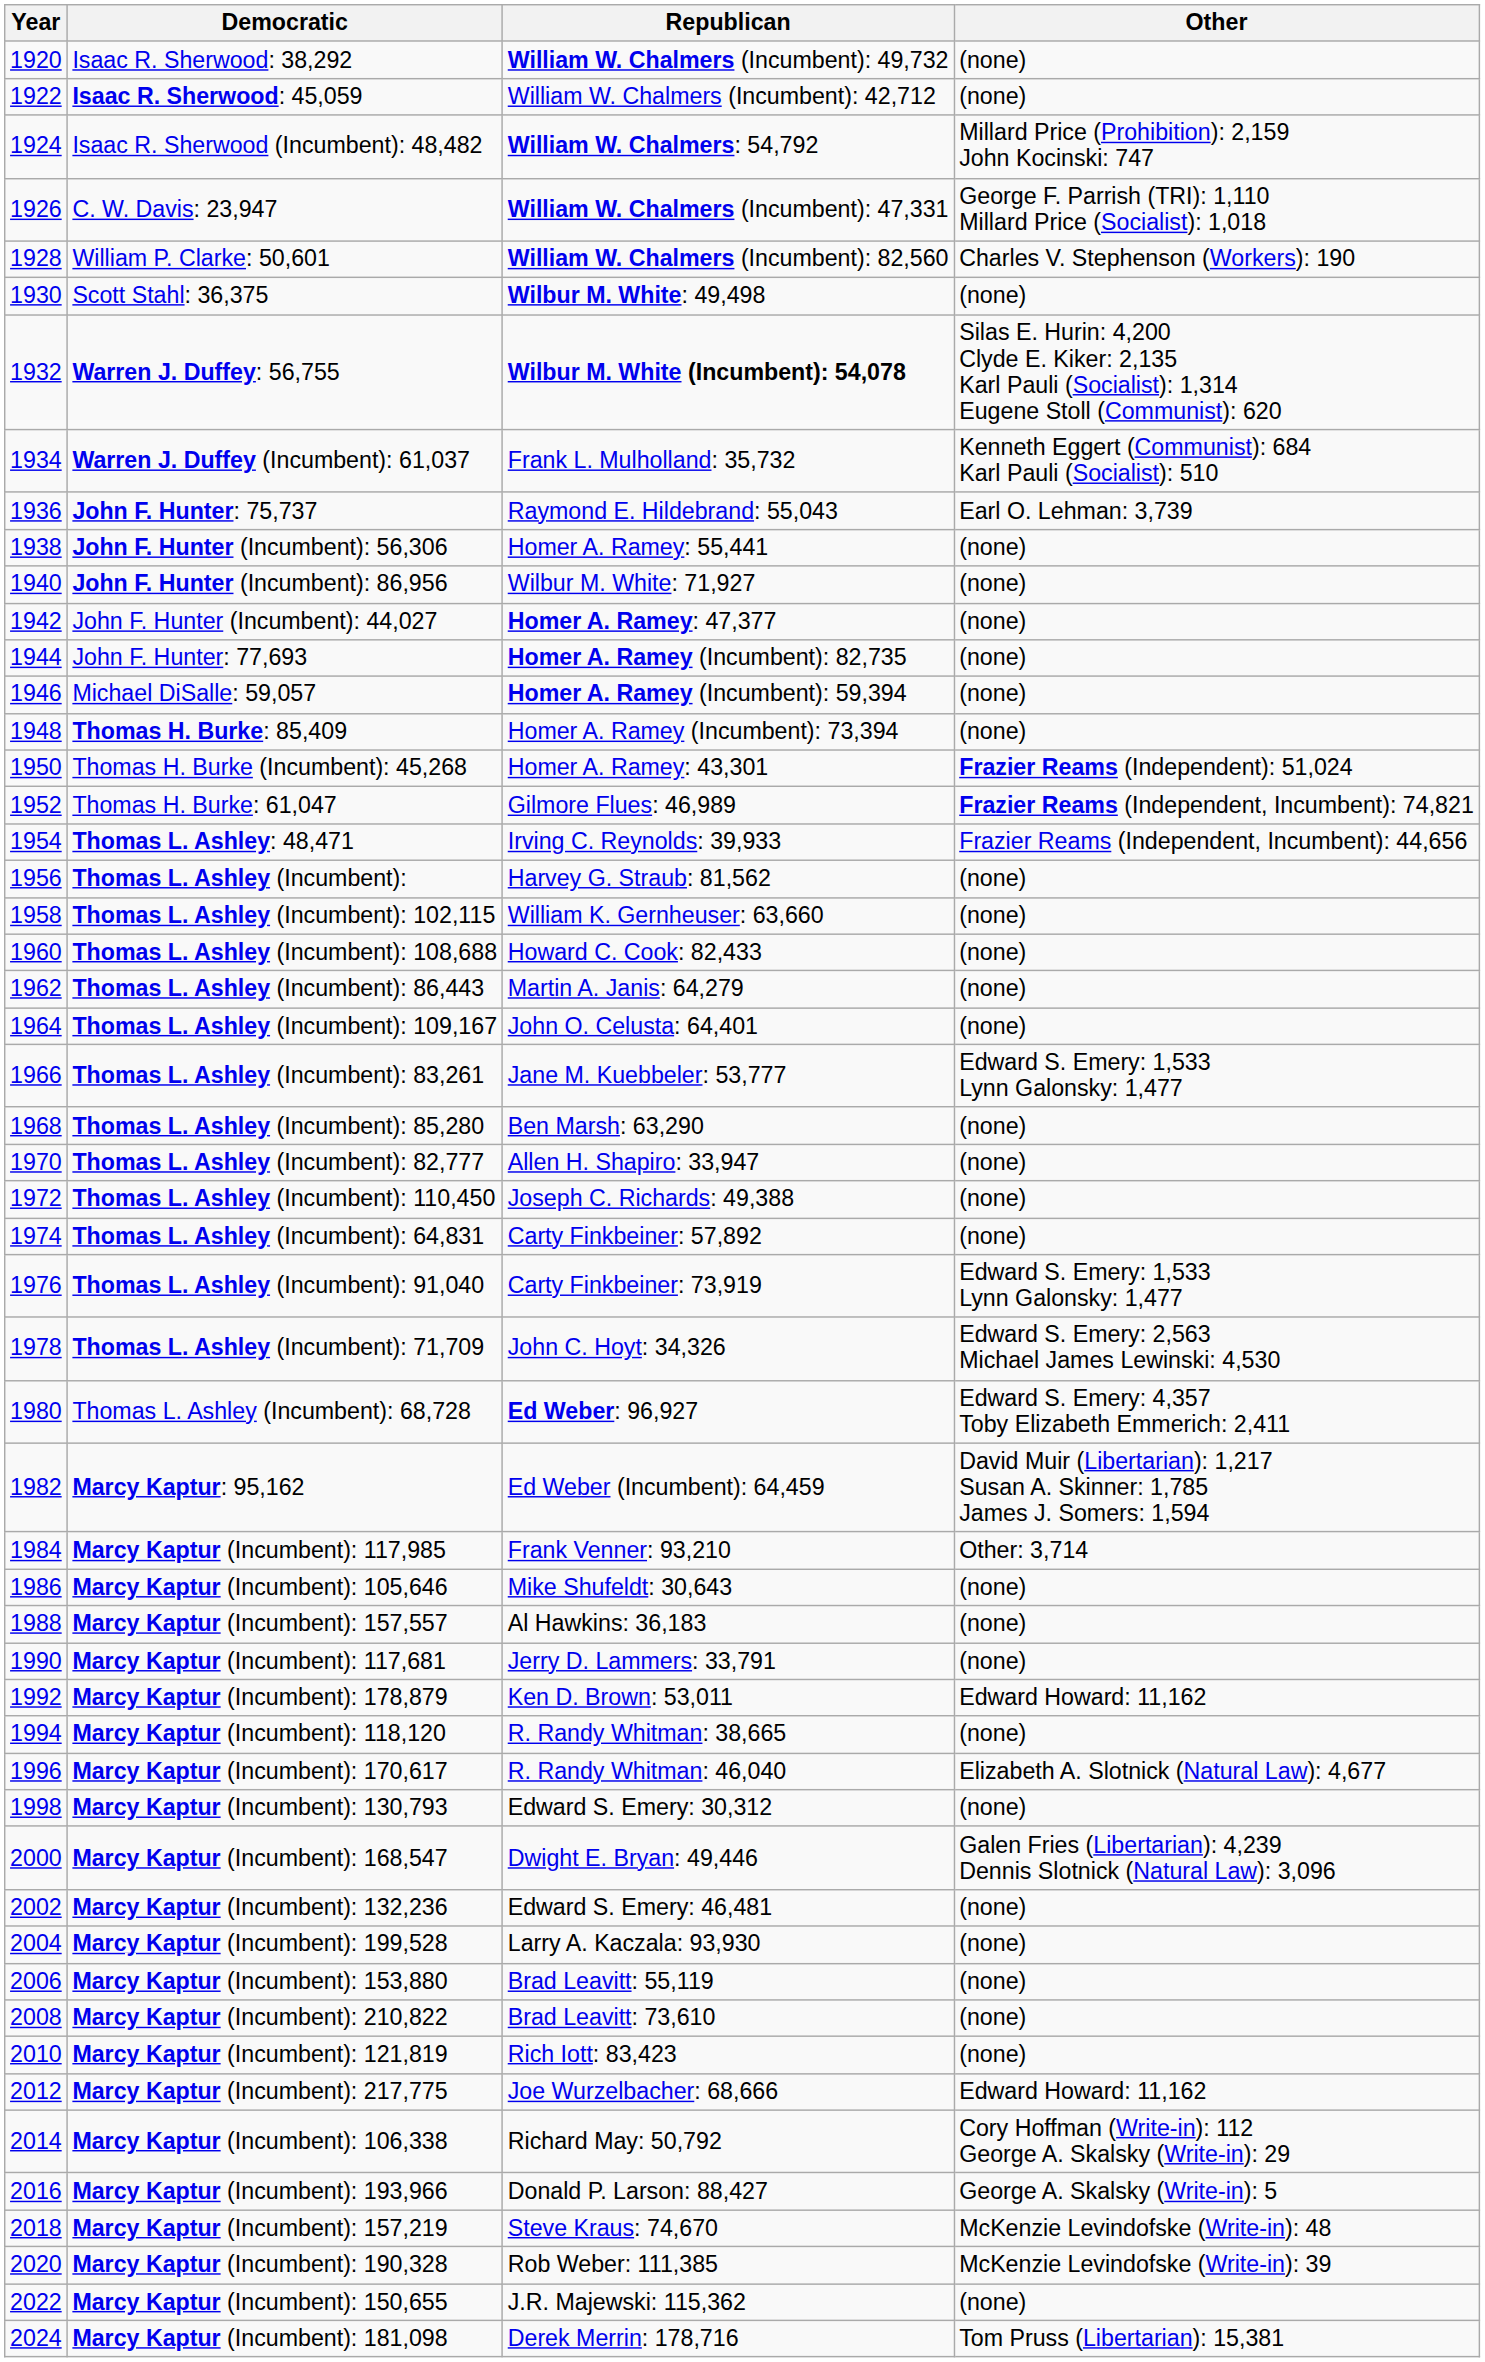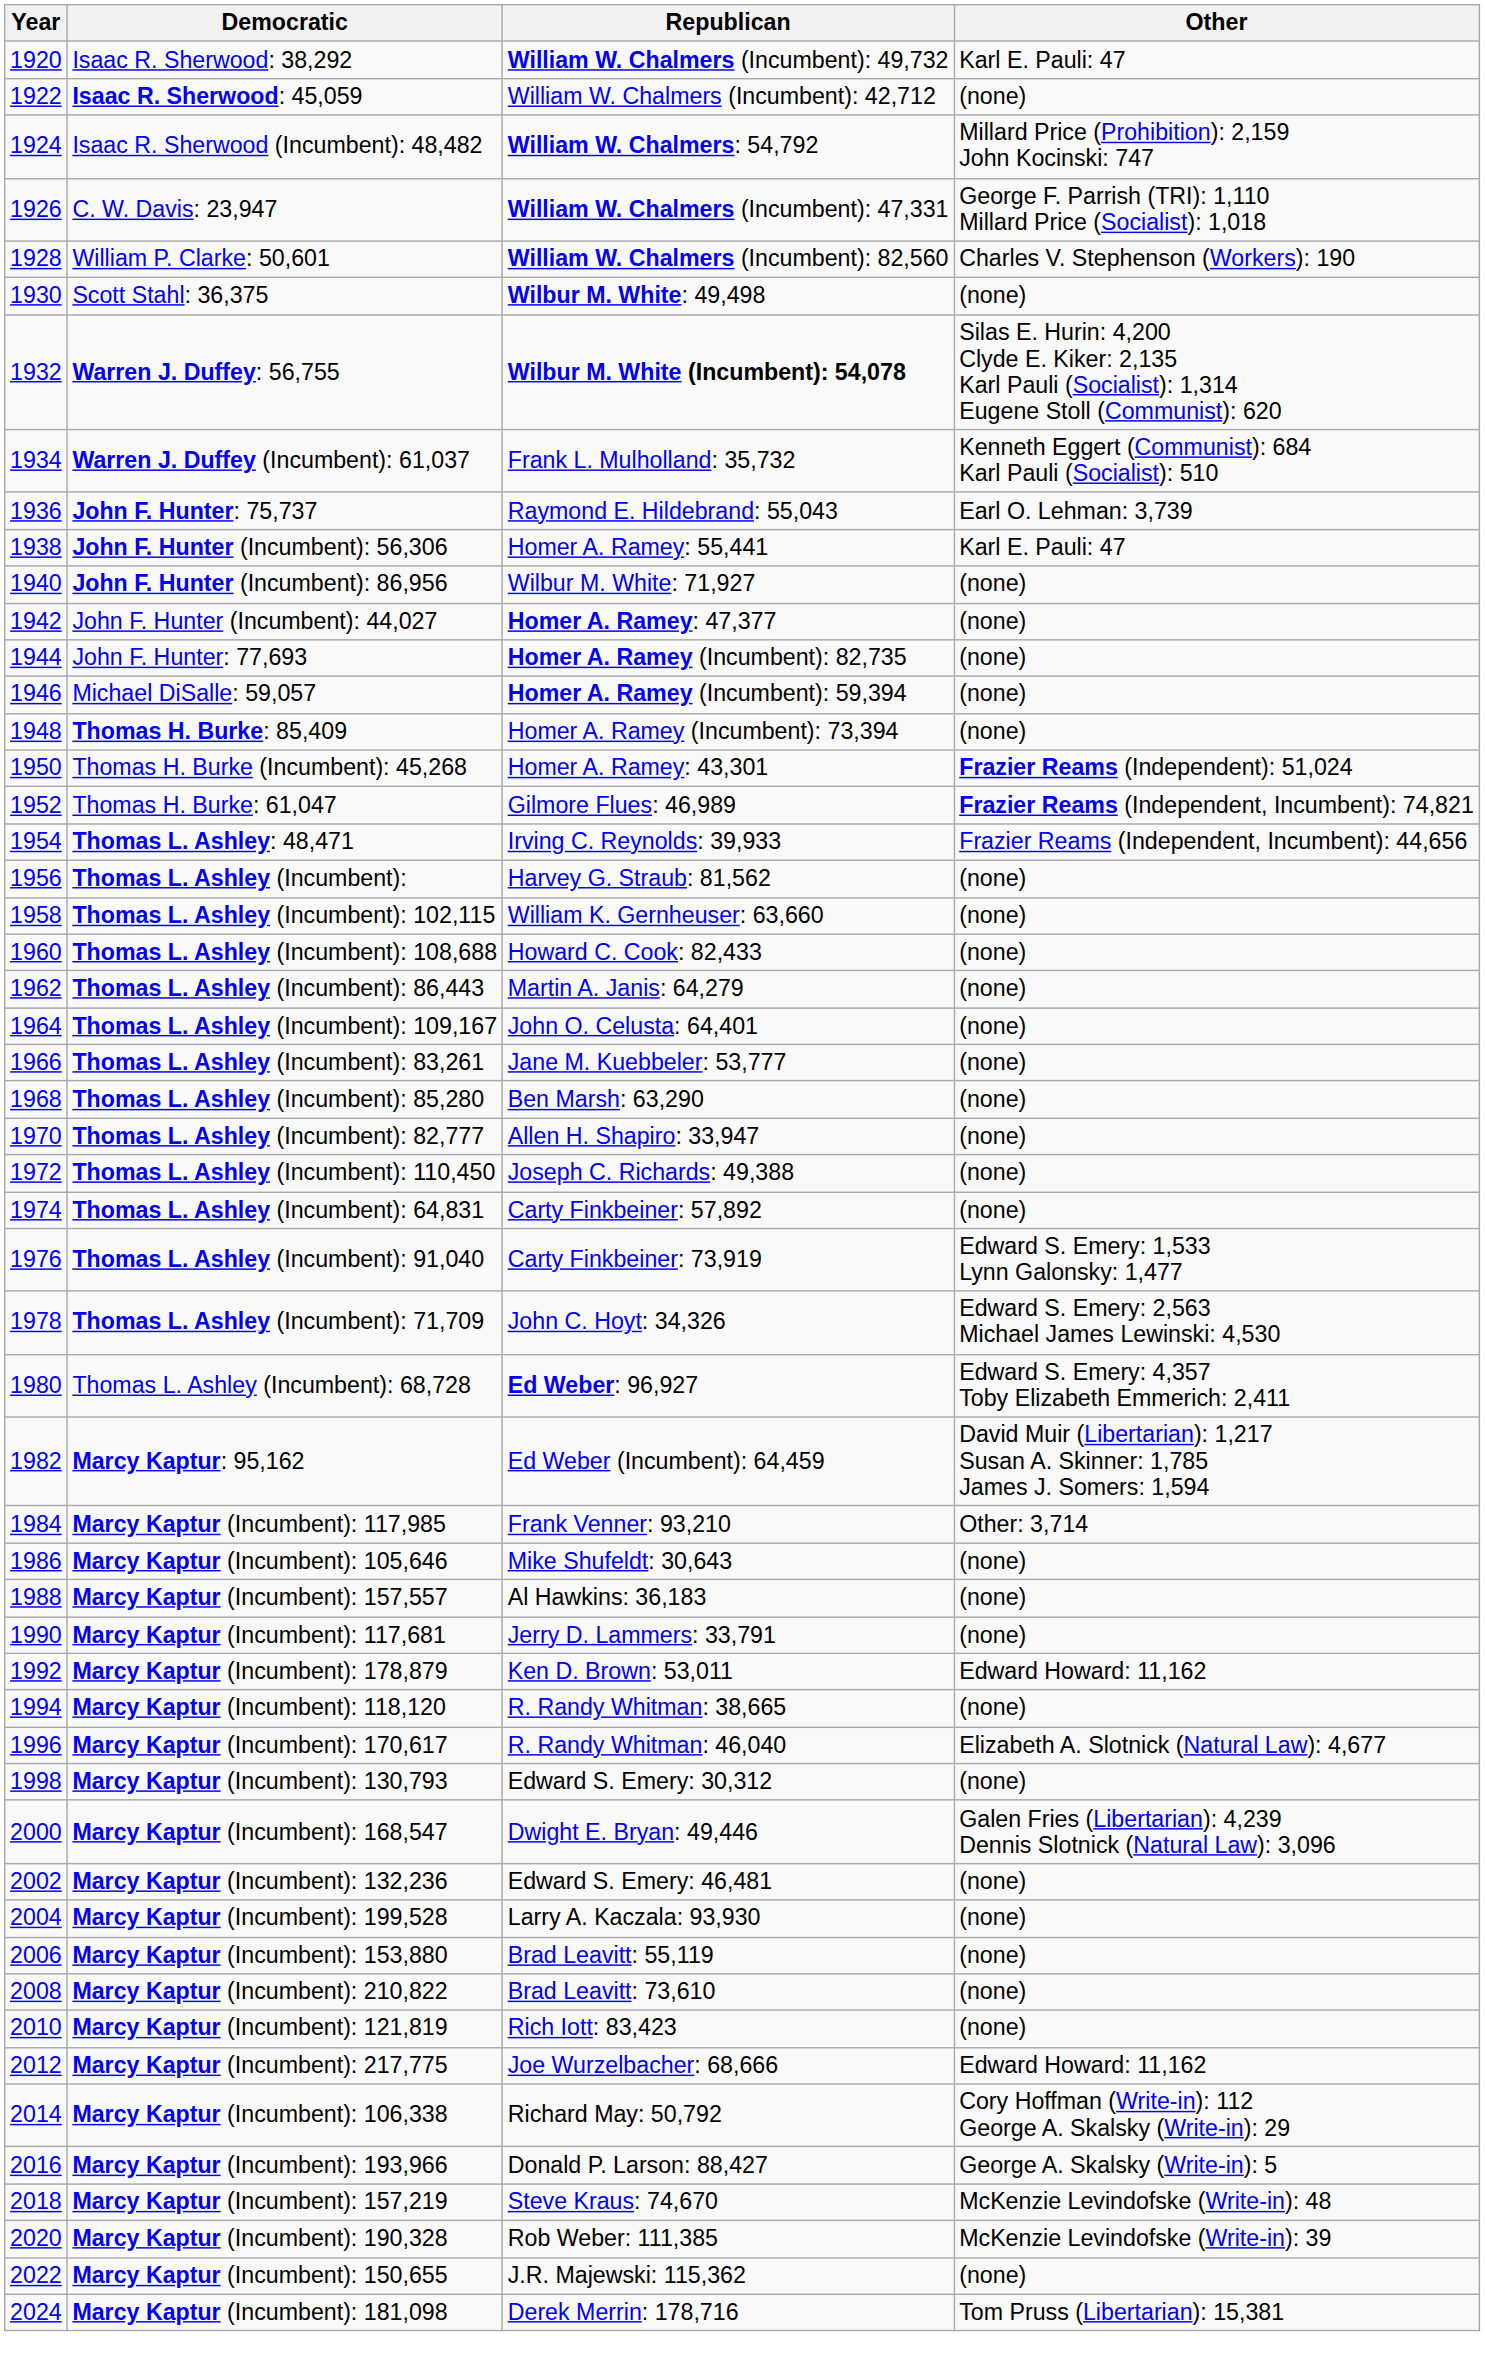(993, 59) (none) -> (1042, 59) Karl E. Pauli: 47
(993, 547) (none) -> (1042, 547) Karl E. Pauli: 47
(1085, 1075) Edward S. Emery: 1,533 Lynn Galonsky: 1,477 -> (993, 1062) (none)
